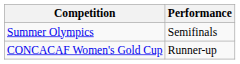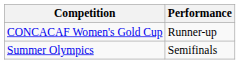rows swapped: (85, 50) <-> (50, 31)
